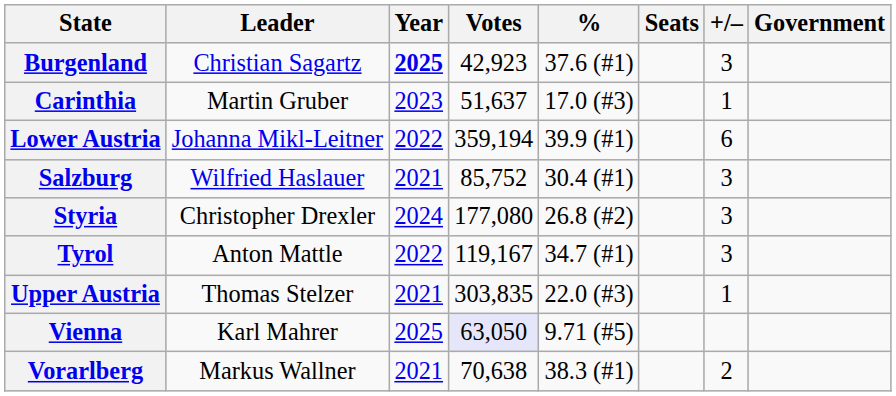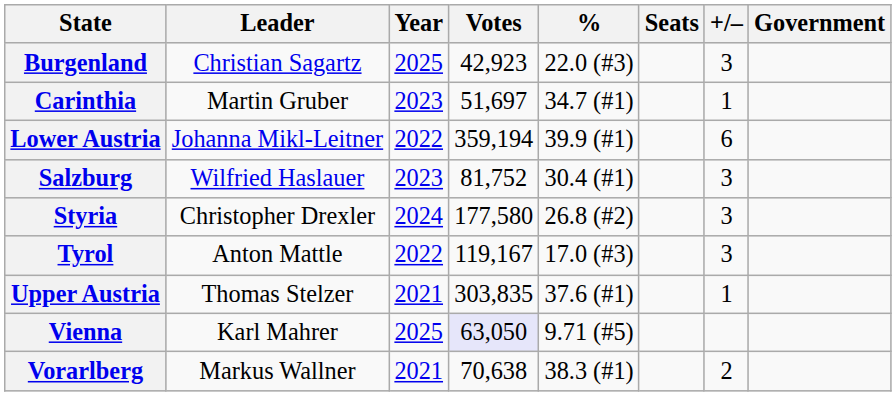(419, 62) bold -> (419, 62) normal
(589, 62) 37.6 (#1) -> (589, 62) 22.0 (#3)
(494, 100) 51,637 -> (494, 100) 51,697
(589, 100) 17.0 (#3) -> (589, 100) 34.7 (#1)
(419, 178) 2021 -> (419, 178) 2023
(494, 178) 85,752 -> (494, 178) 81,752
(494, 216) 177,080 -> (494, 216) 177,580
(589, 255) 34.7 (#1) -> (589, 255) 17.0 (#3)
(589, 293) 22.0 (#3) -> (589, 293) 37.6 (#1)
